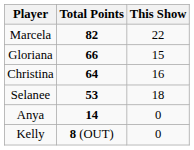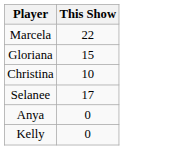- column: (92, 14)
(158, 74) 16 -> (88, 74) 10
(158, 94) 18 -> (88, 94) 17
